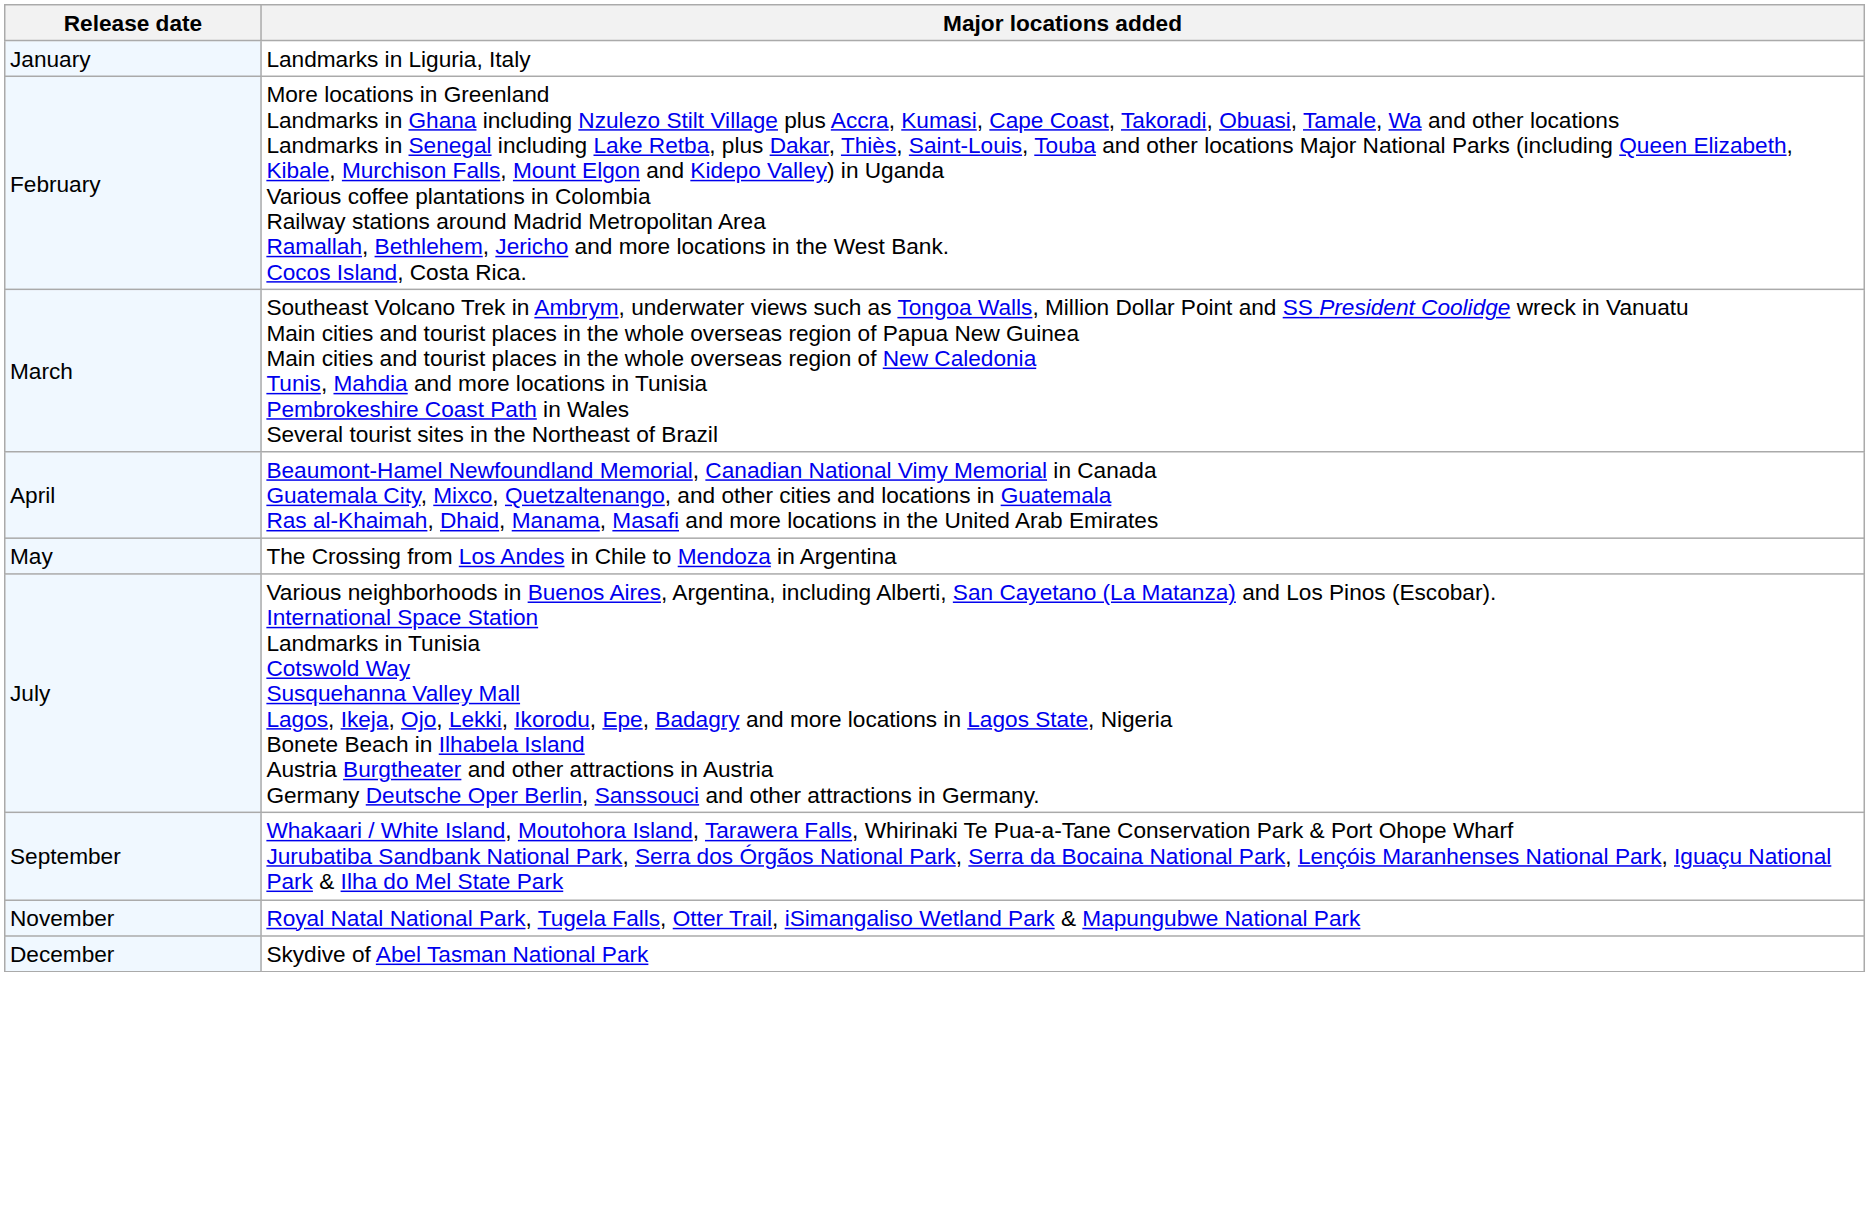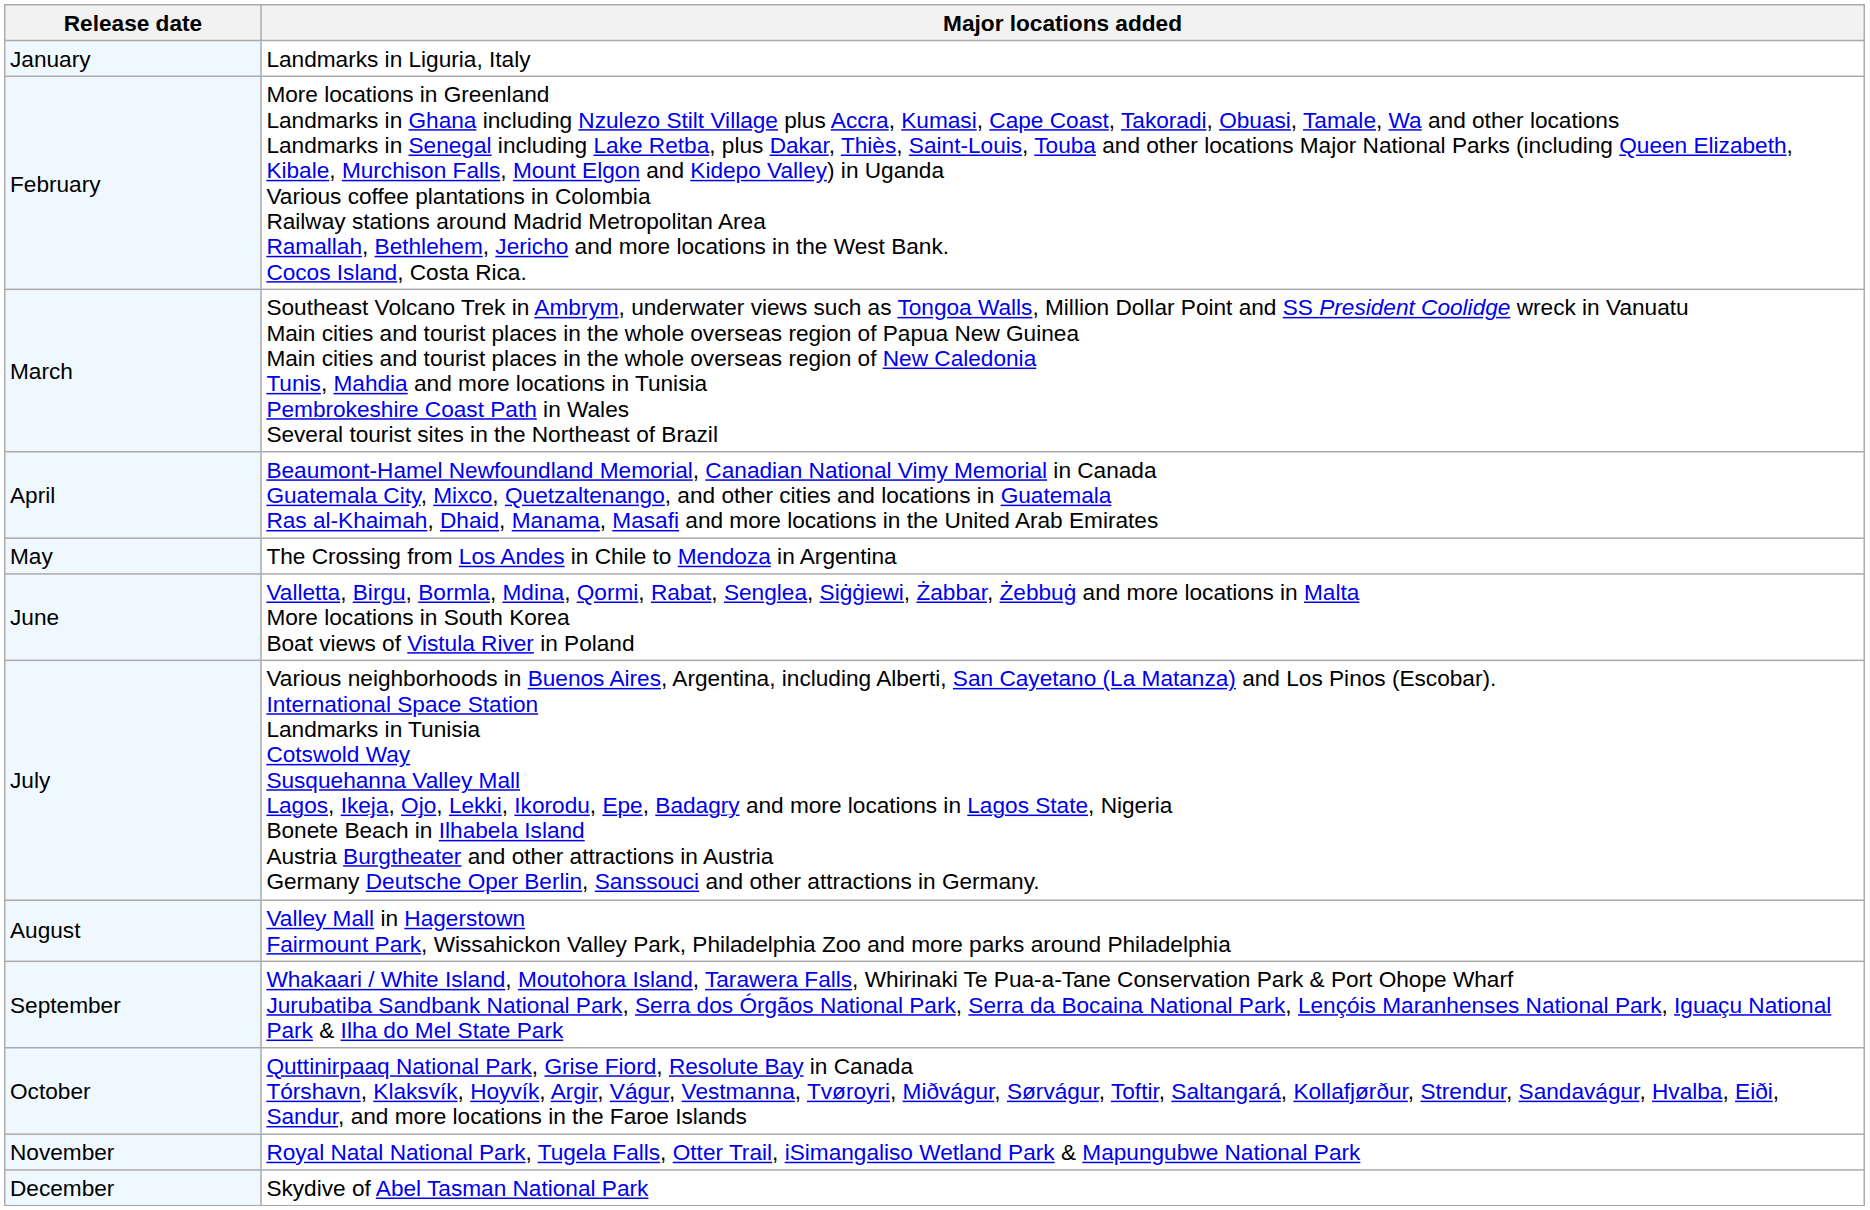+ row: (35, 618)
+ row: (45, 930)
+ row: (50, 1091)
